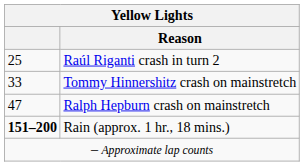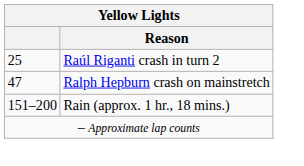- row: (180, 82)
(32, 127) bold -> (32, 104) normal
